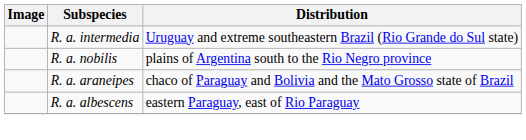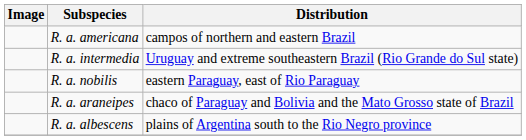+ row: (95, 37)
(288, 59) plains of Argentina south to the Rio Negro province -> (253, 80) eastern Paraguay, east of Rio Paraguay
(253, 102) eastern Paraguay, east of Rio Paraguay -> (288, 124) plains of Argentina south to the Rio Negro province
